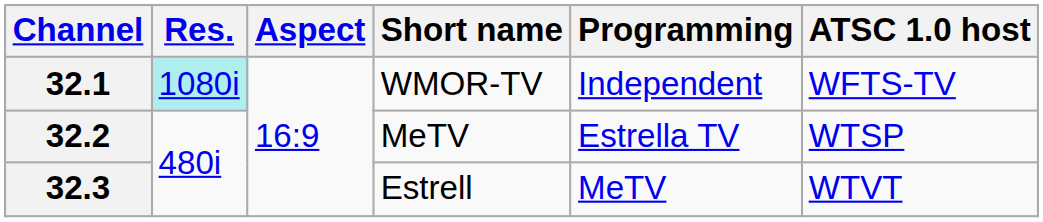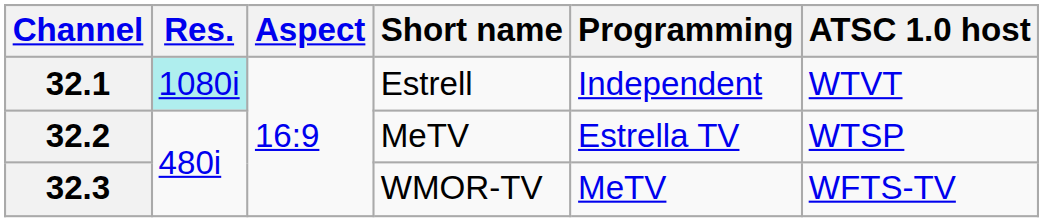(462, 83) WMOR-TV -> (427, 83) Estrell
(882, 83) WFTS-TV -> (856, 83) WTVT
(427, 188) Estrell -> (462, 188) WMOR-TV
(856, 188) WTVT -> (882, 188) WFTS-TV
